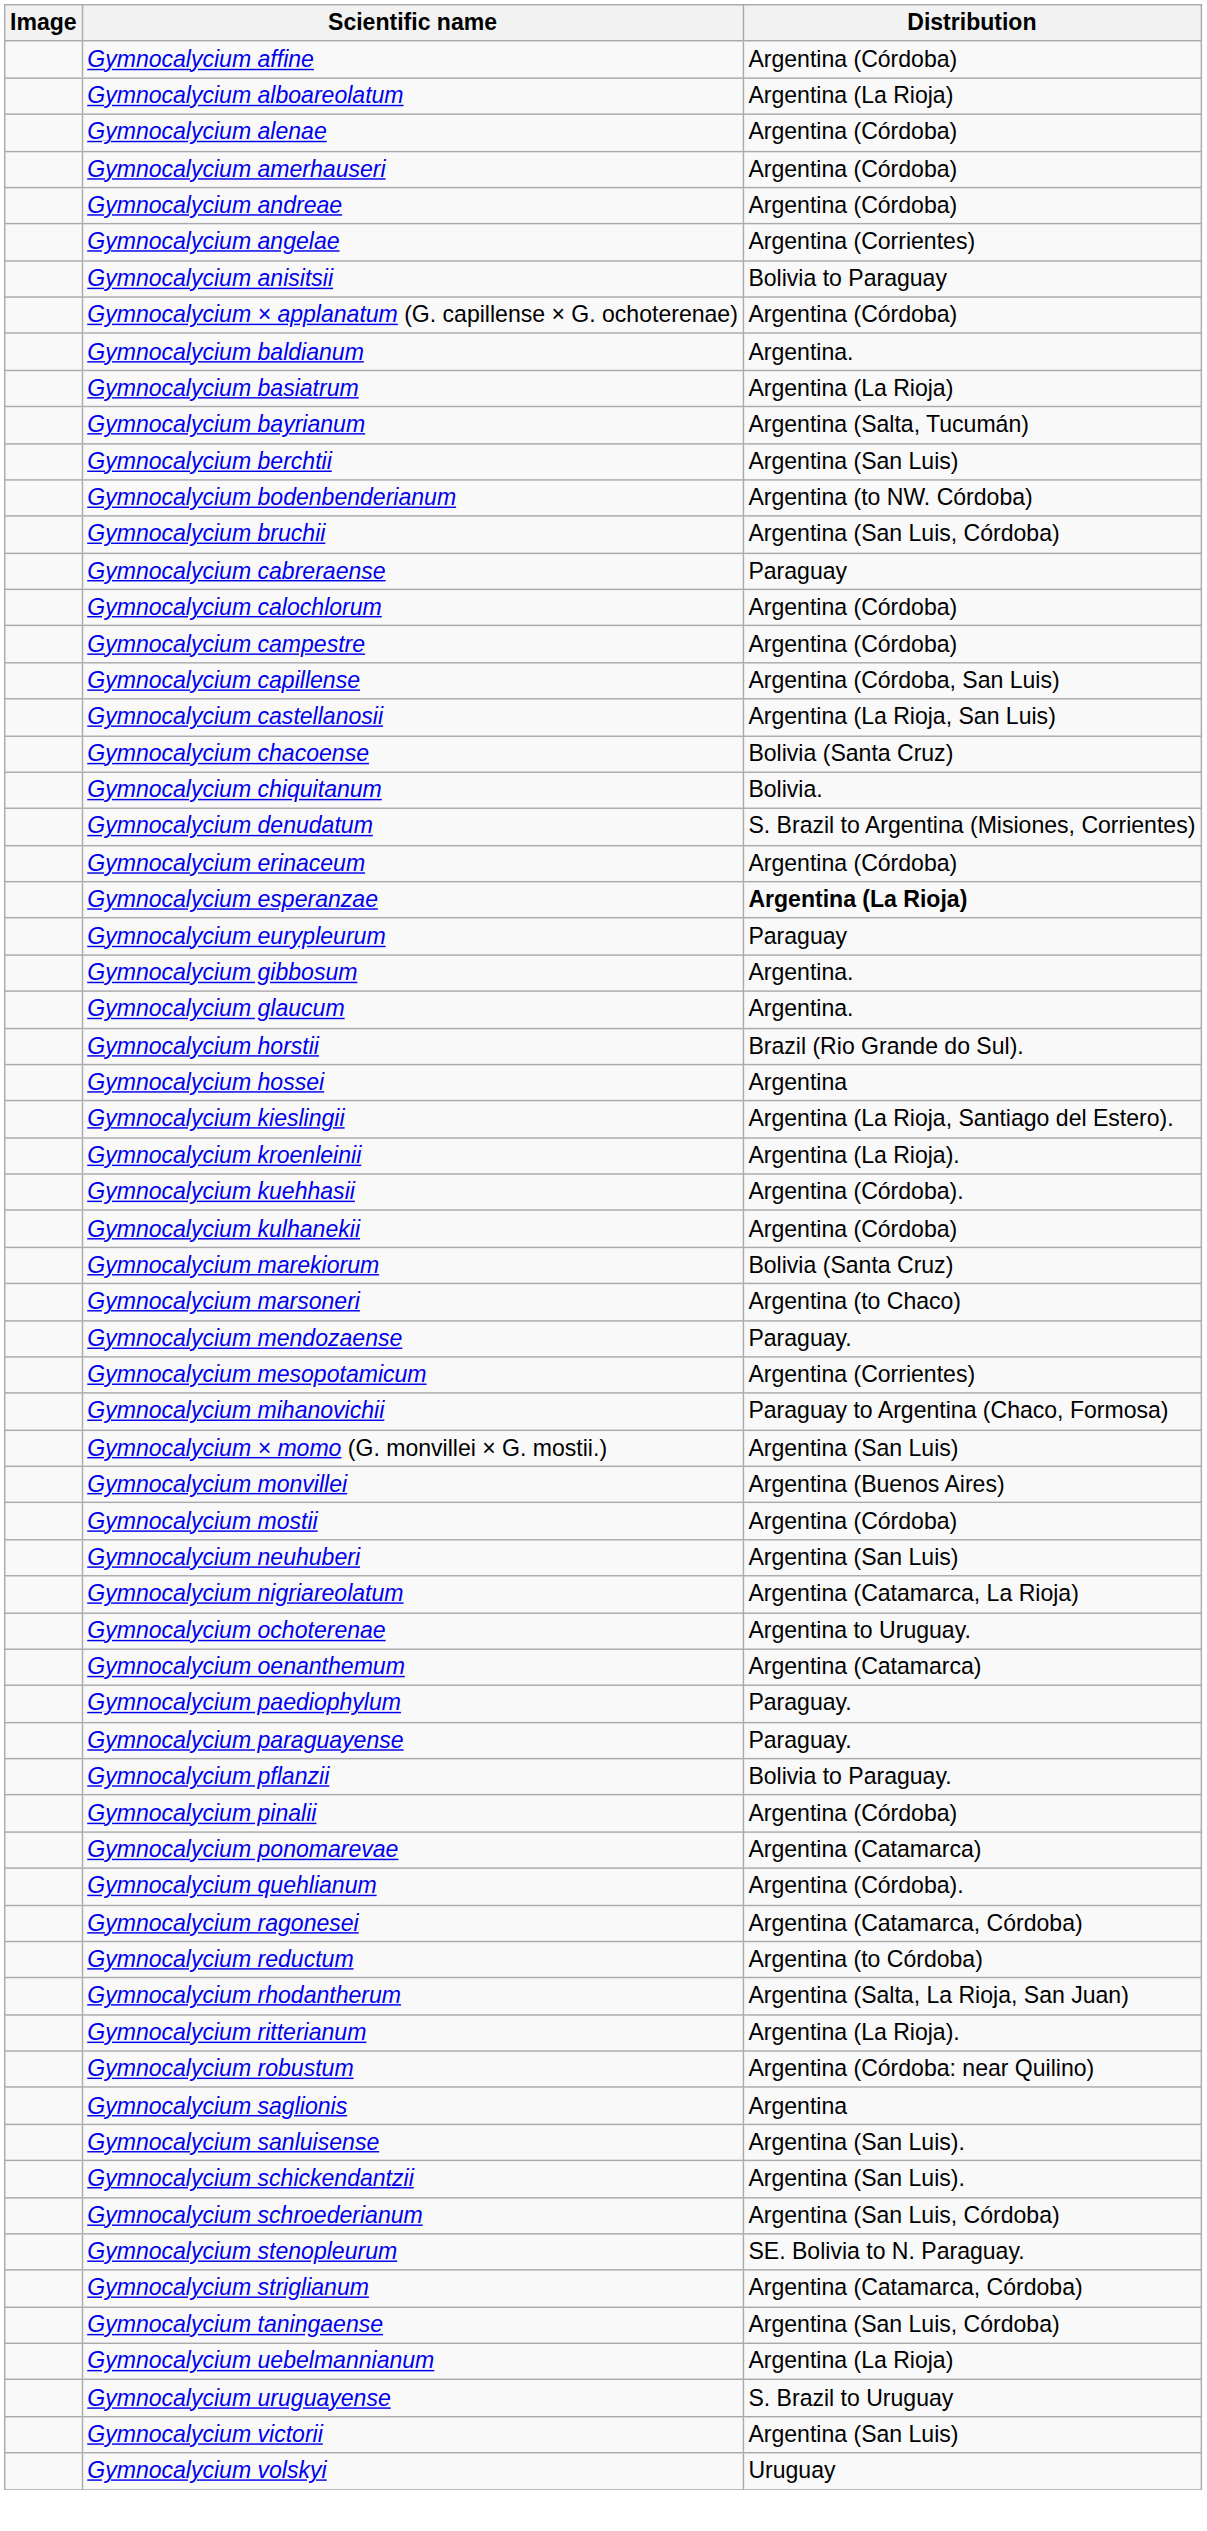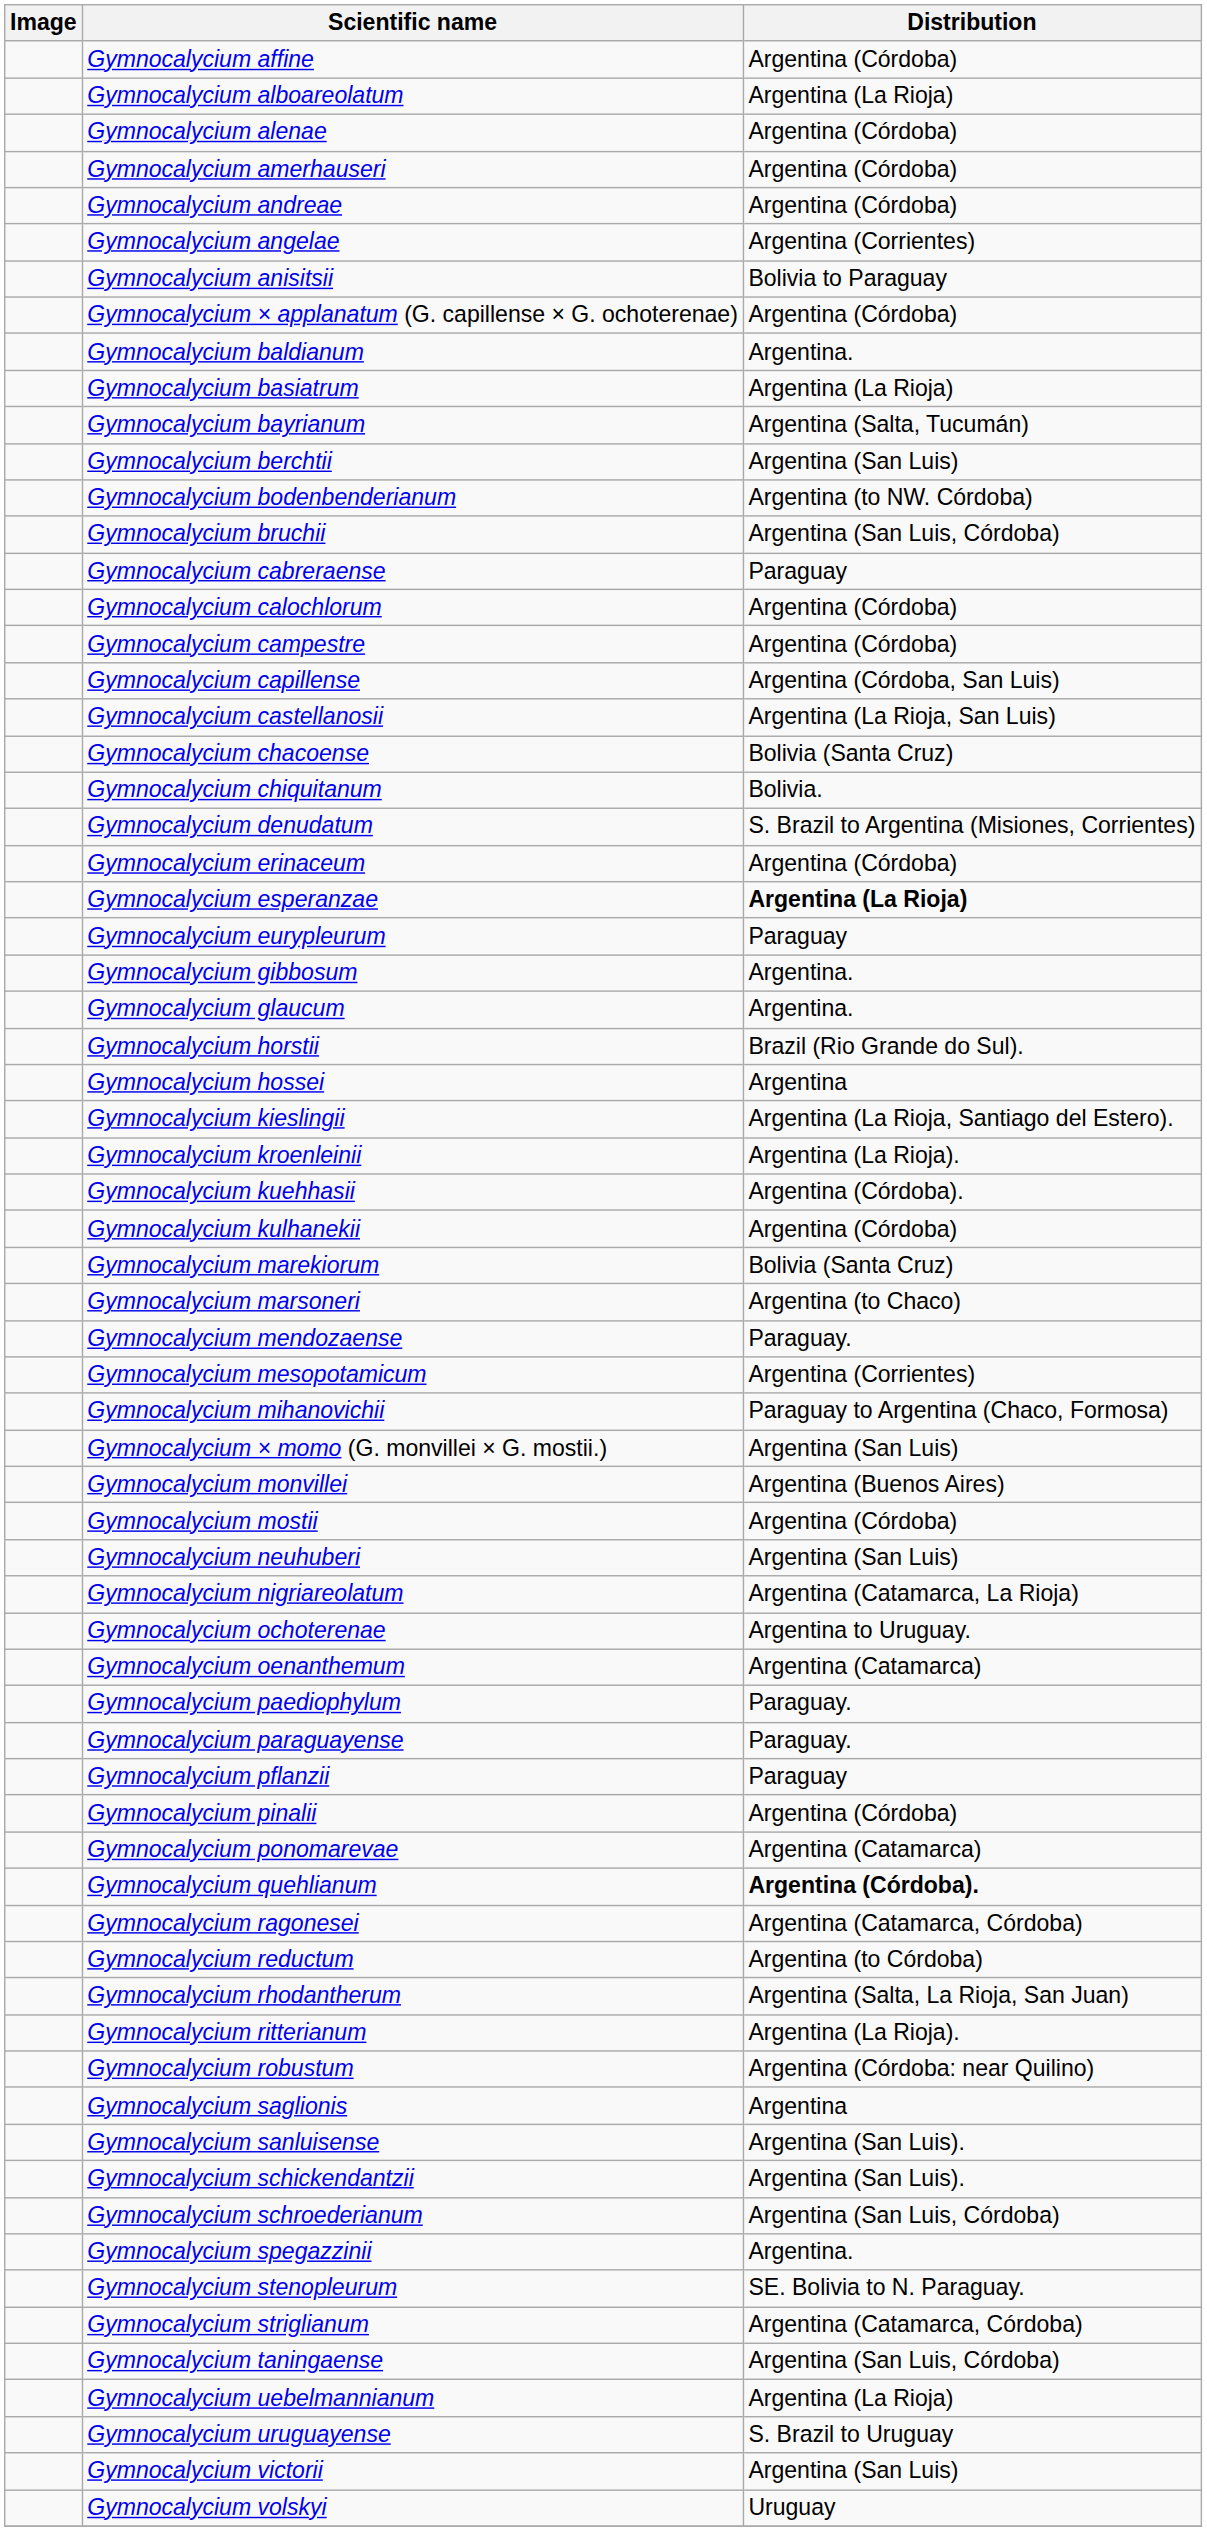(850, 1776) Bolivia to Paraguay. -> (798, 1776) Paraguay
(856, 1886) normal -> (864, 1886) bold
+ row: (229, 2251)
